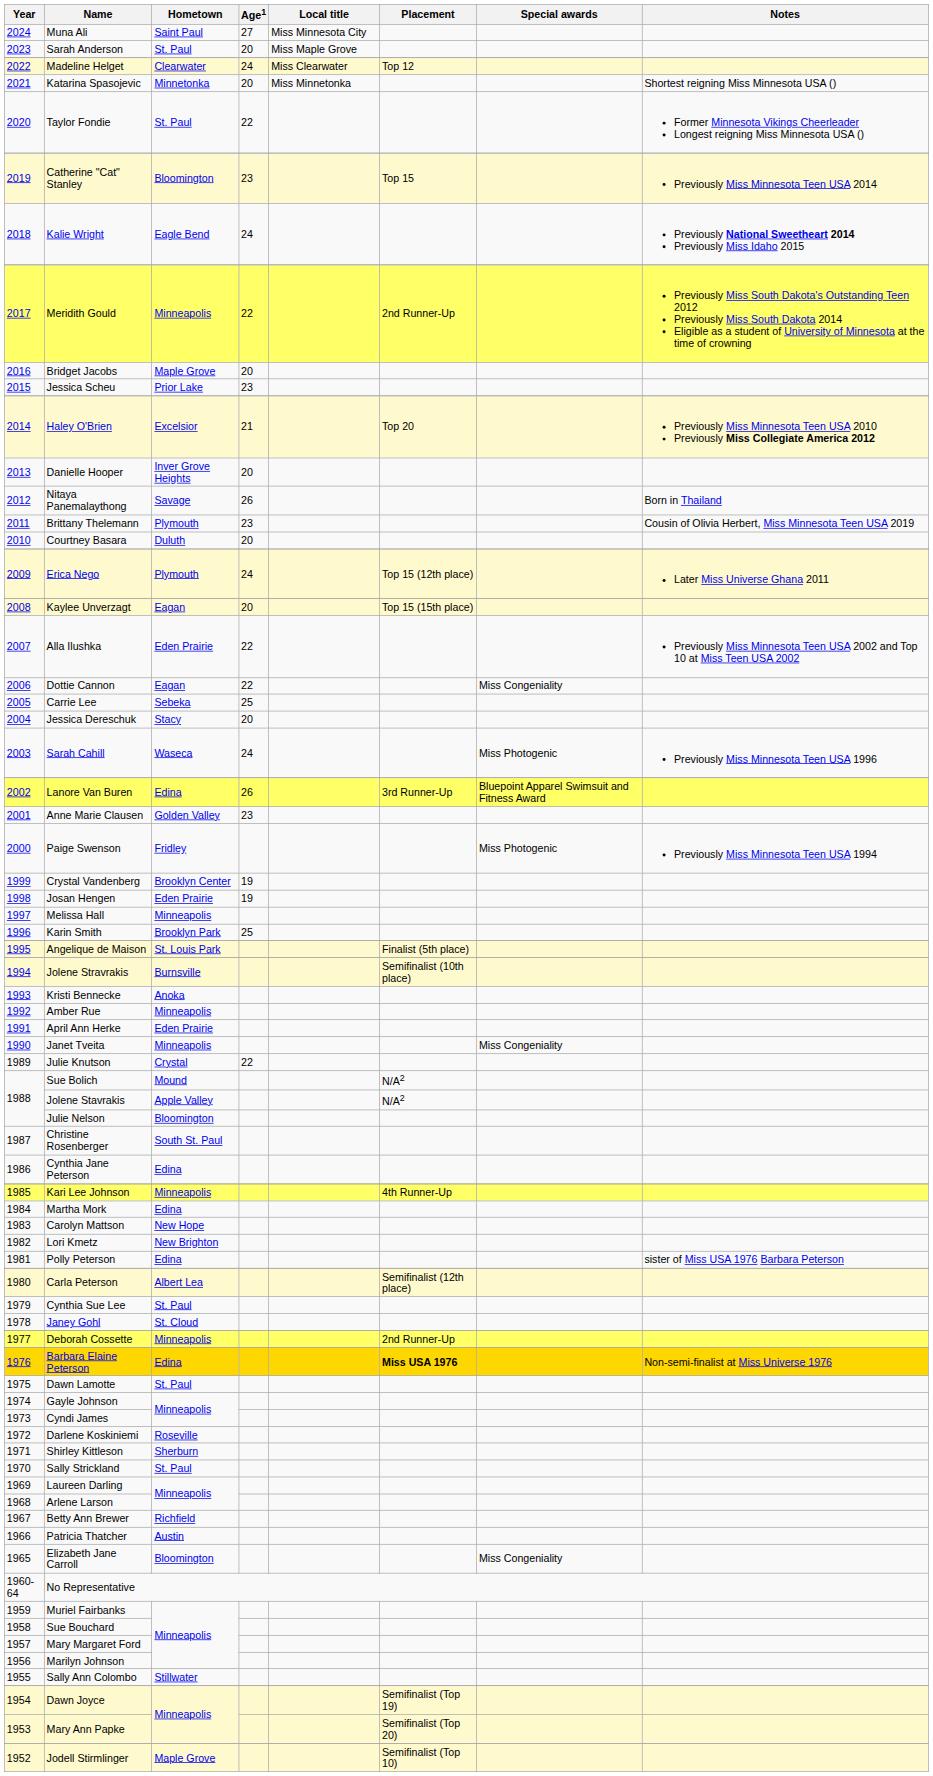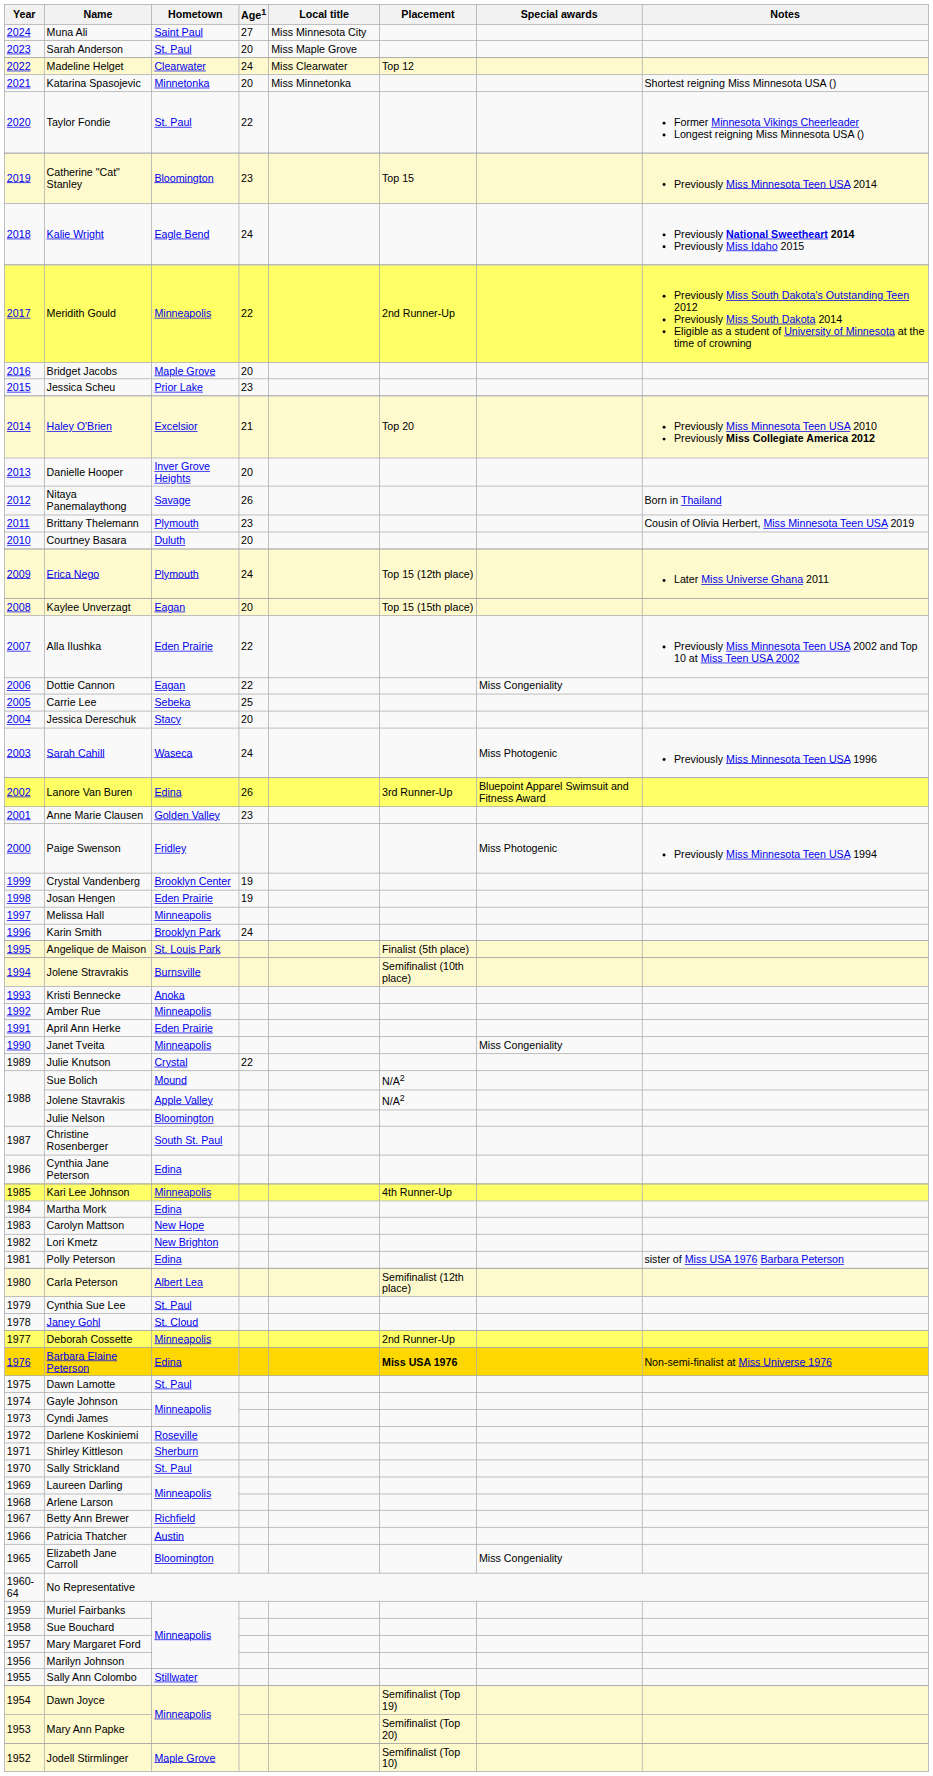(247, 933) 25 -> (247, 933) 24
